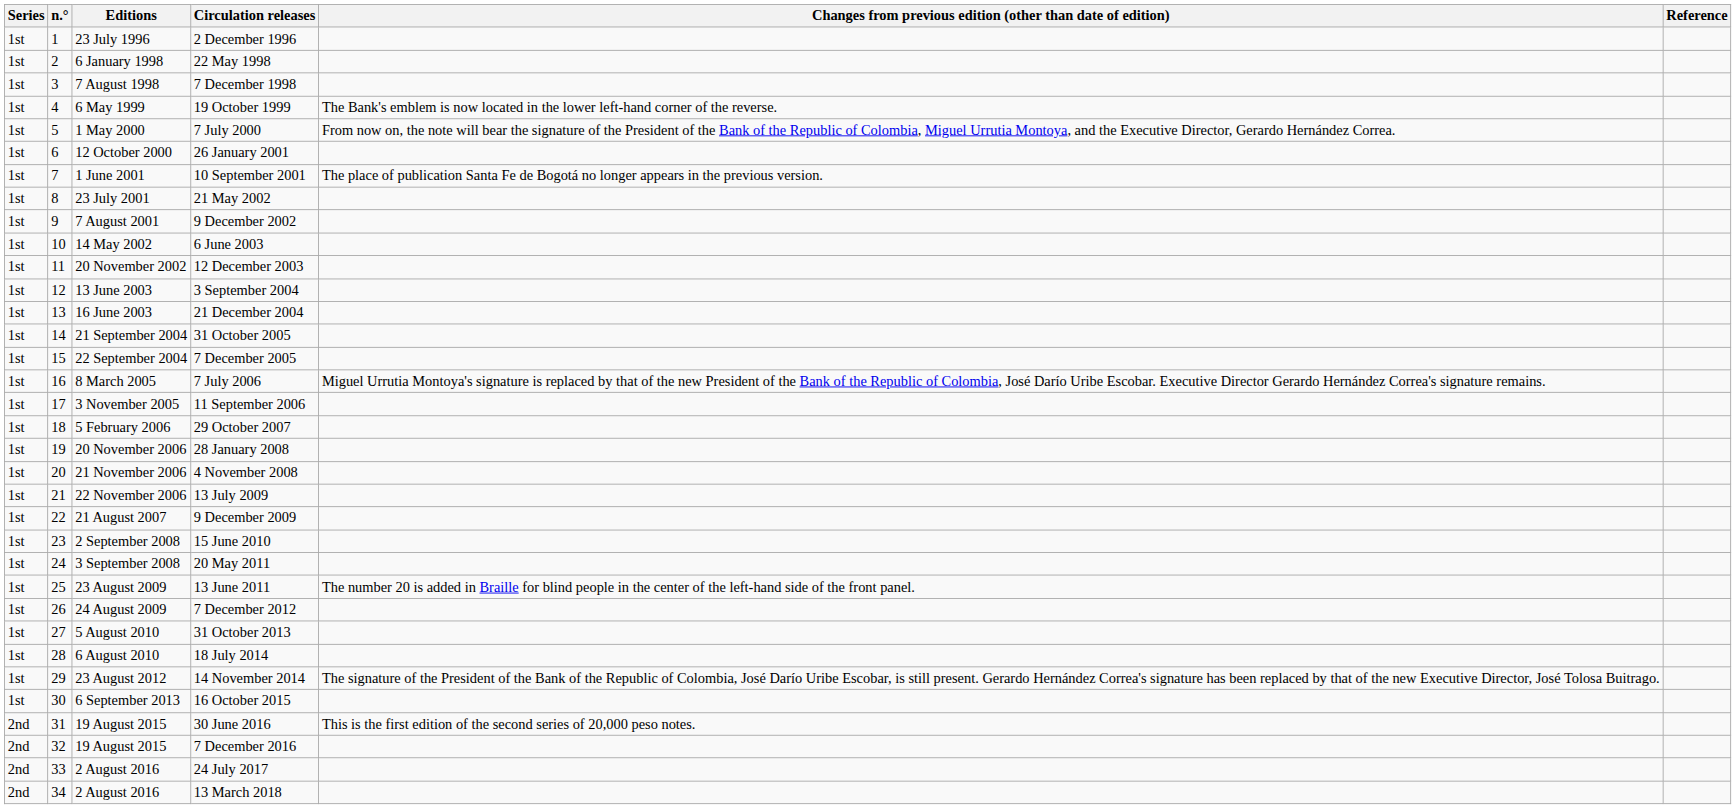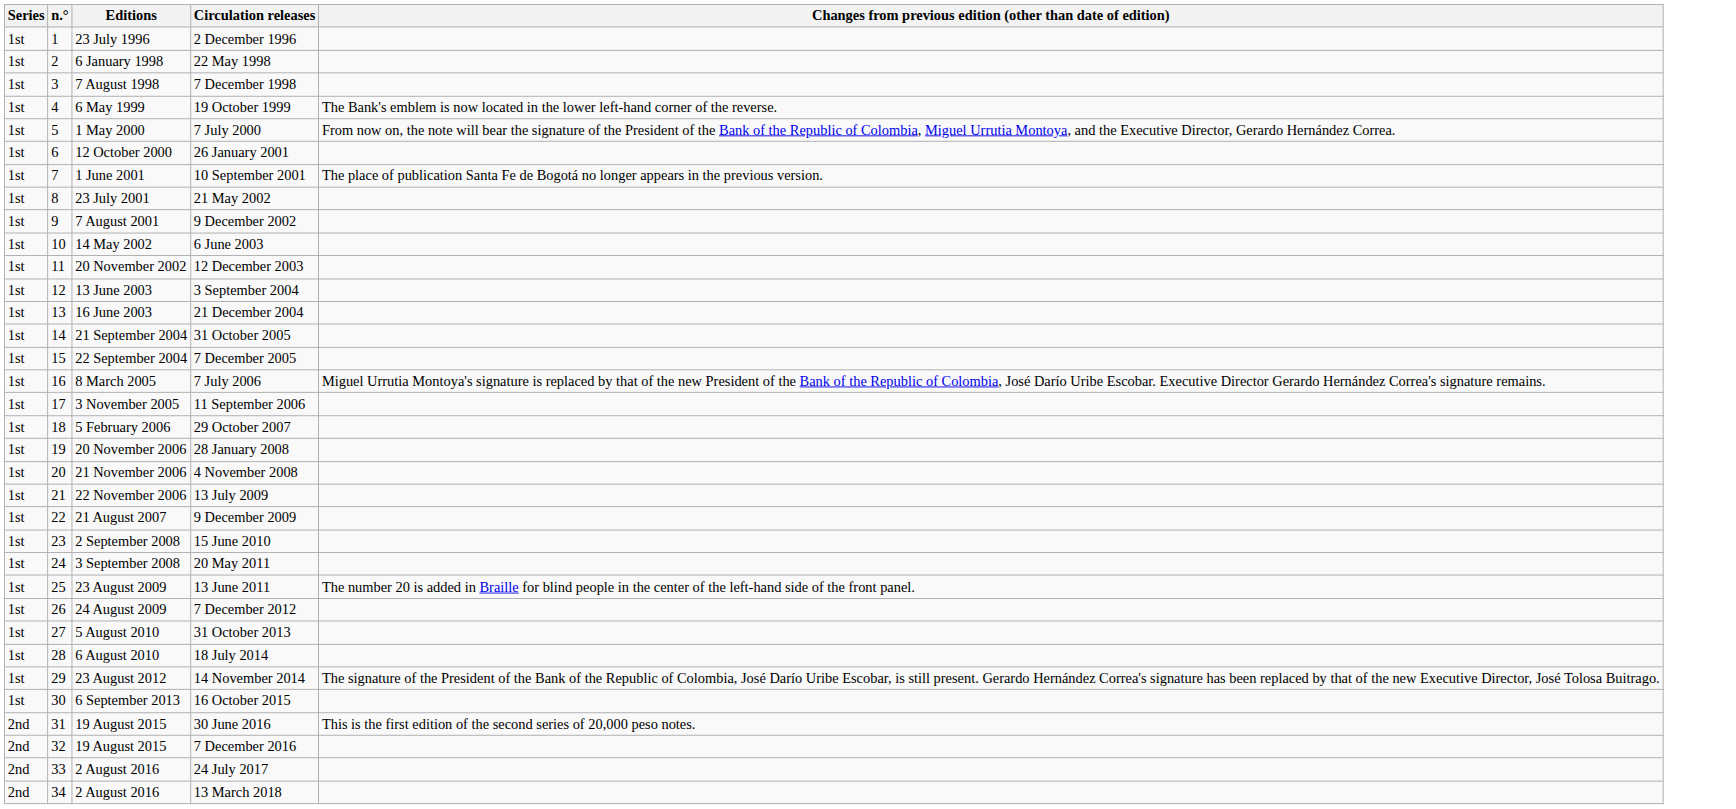- column: (1697, 15)
